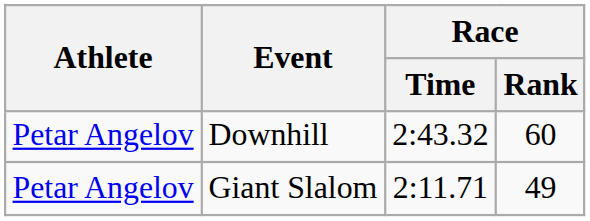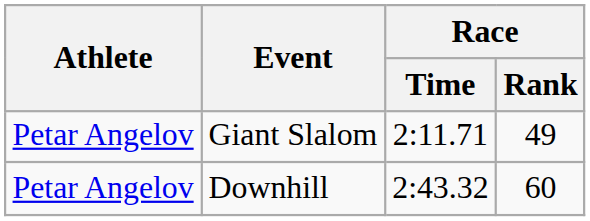rows swapped: (269, 136) <-> (293, 188)
